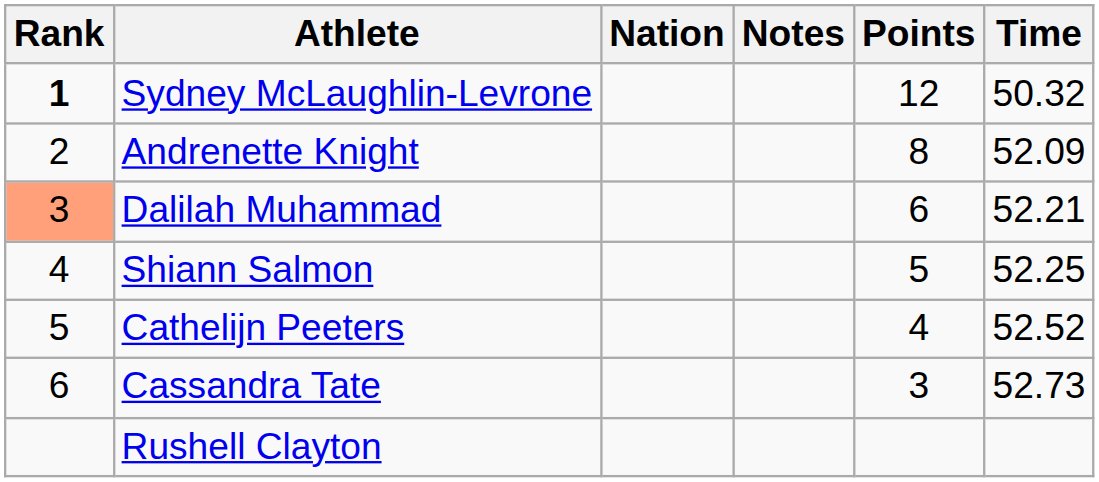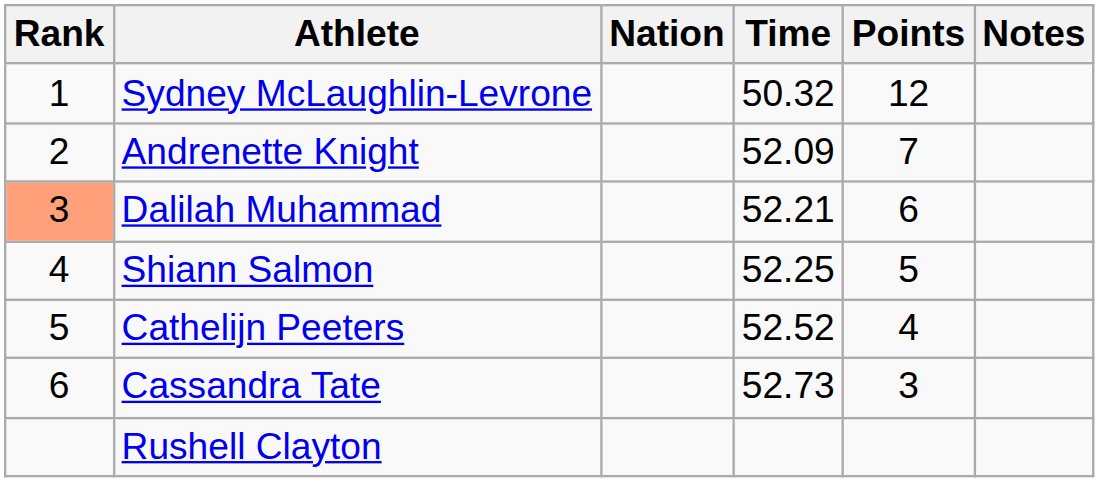columns swapped: (1039, 33) <-> (793, 33)
(59, 92) bold -> (59, 92) normal
(919, 151) 8 -> (909, 151) 7
